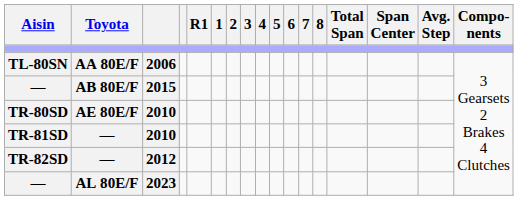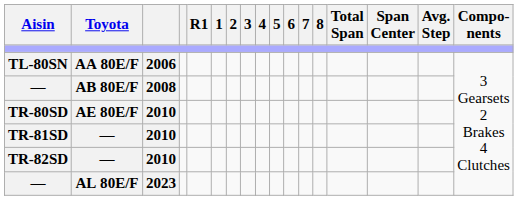(161, 87) 2015 -> (161, 87) 2008
(161, 159) 2012 -> (161, 159) 2010
